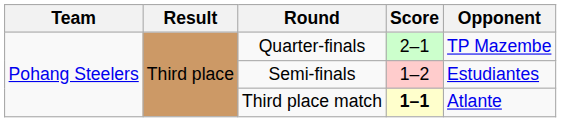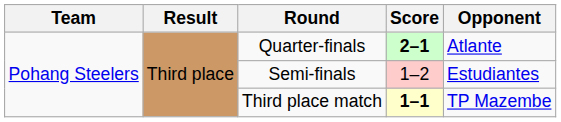(414, 46) normal -> (414, 46) bold
(499, 46) TP Mazembe -> (474, 46) Atlante
(474, 102) Atlante -> (499, 102) TP Mazembe
